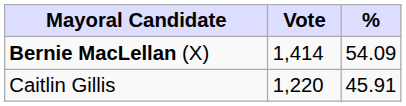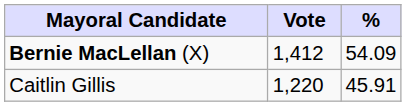(298, 52) 1,414 -> (298, 52) 1,412
